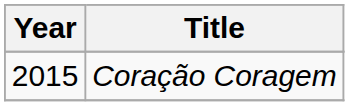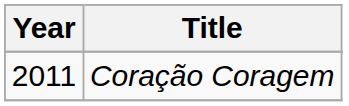(45, 75) 2015 -> (44, 75) 2011
